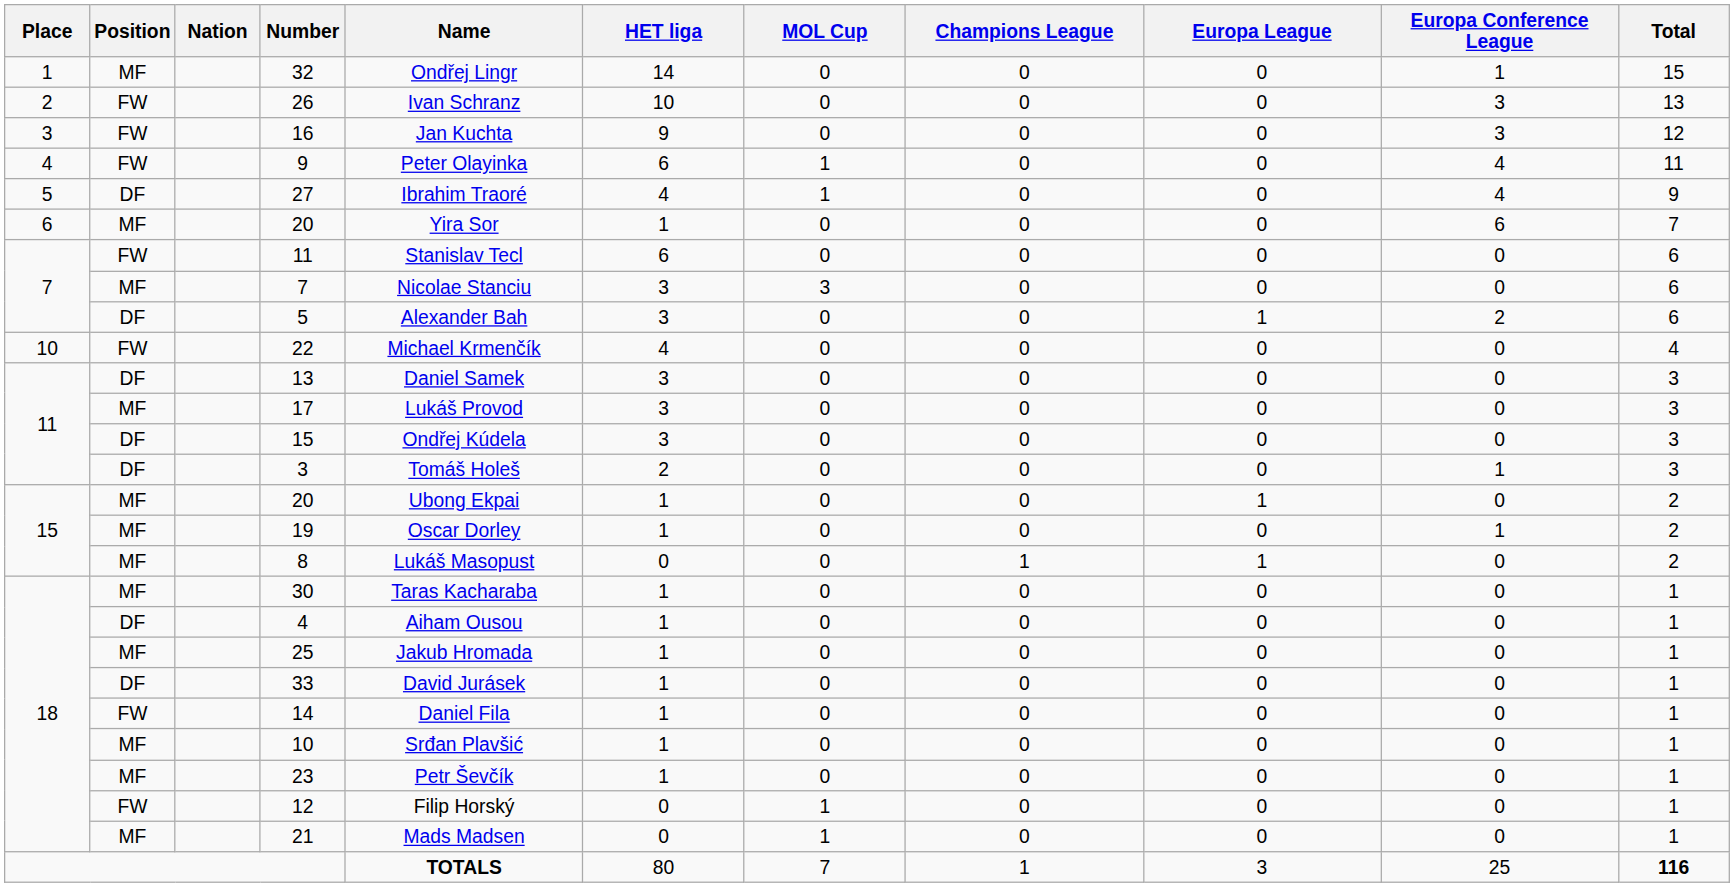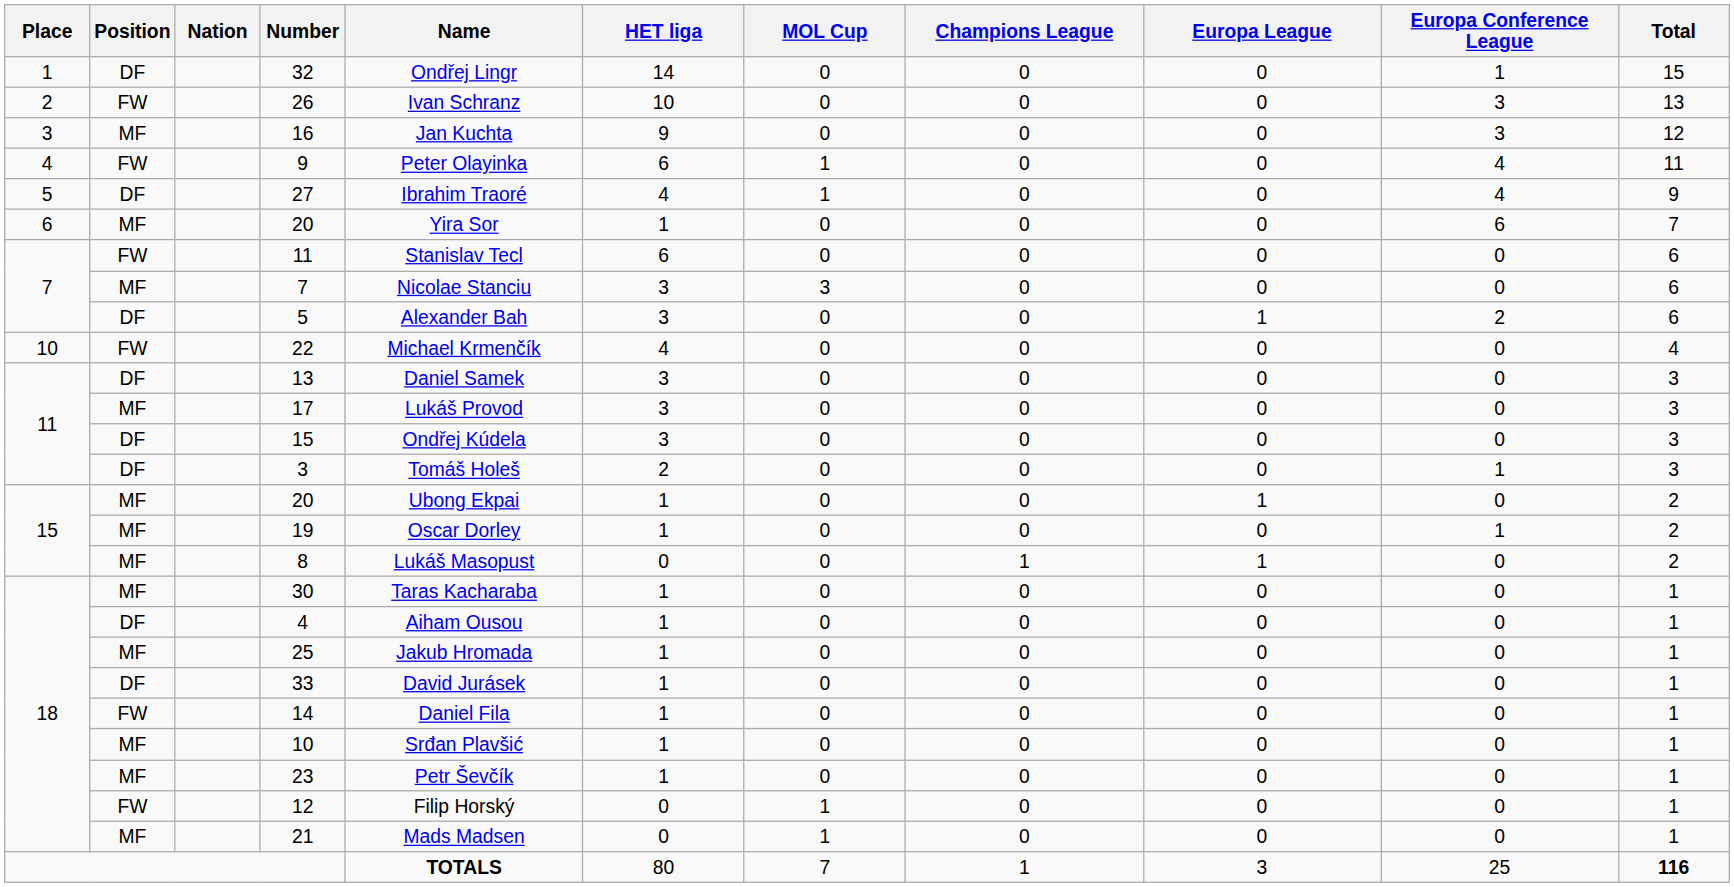(132, 72) MF -> (132, 72) DF
(132, 133) FW -> (132, 133) MF
